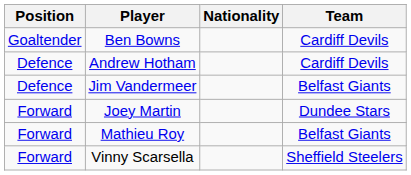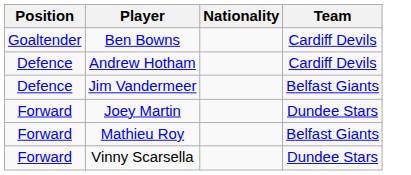(344, 157) Sheffield Steelers -> (333, 157) Dundee Stars
